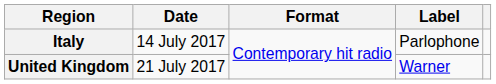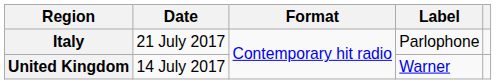(181, 41) 14 July 2017 -> (181, 41) 21 July 2017
(181, 66) 21 July 2017 -> (181, 66) 14 July 2017
